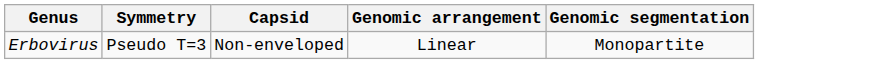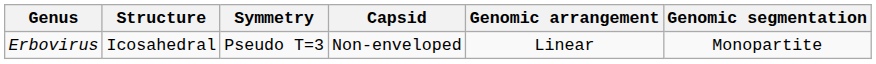+ column: (161, 18)
